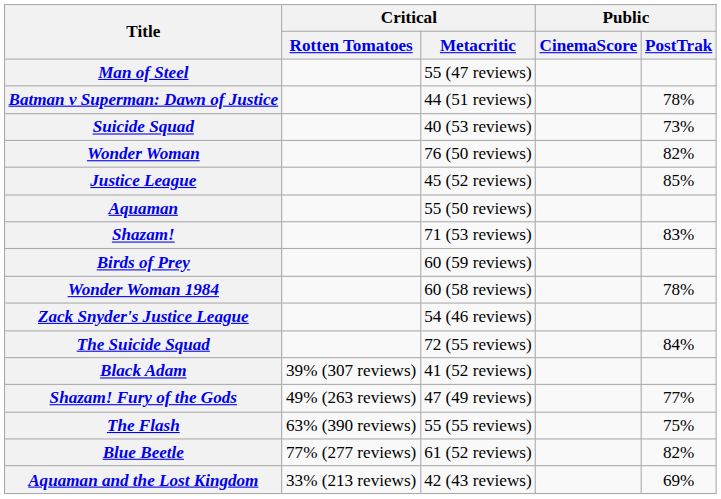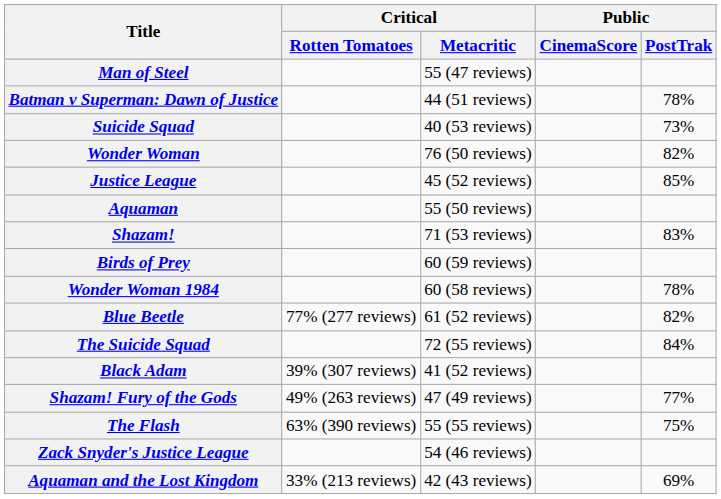rows swapped: (143, 316) <-> (143, 452)
